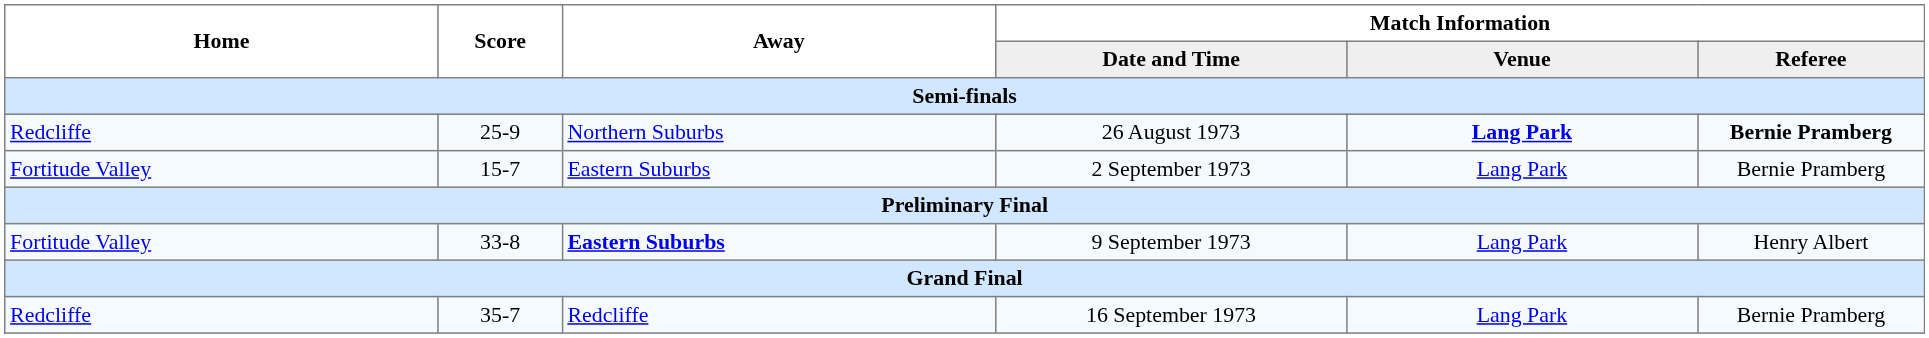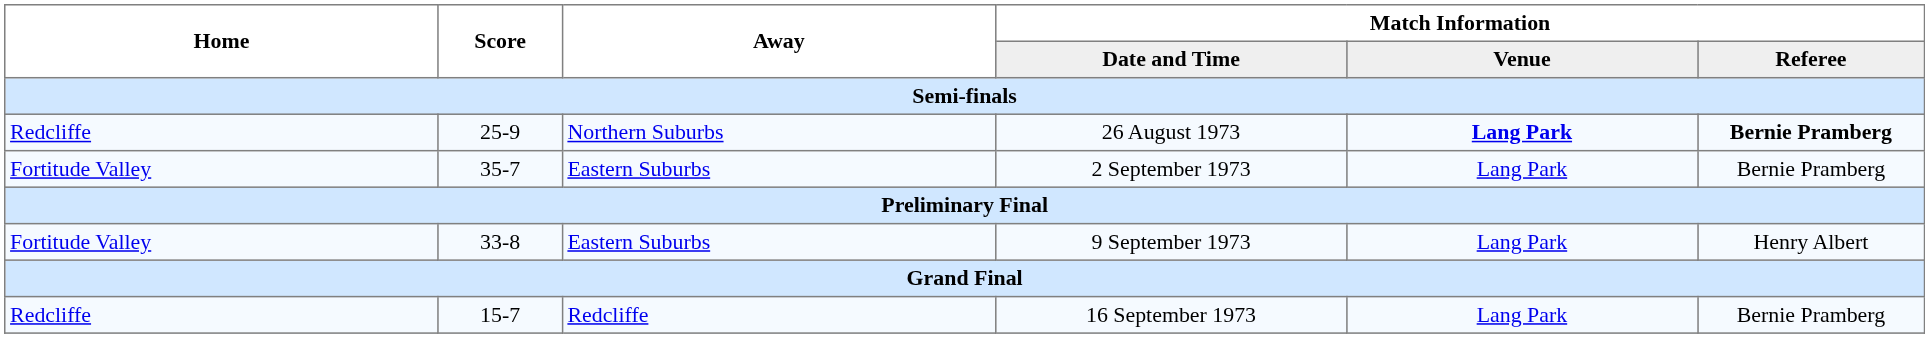(500, 168) 15-7 -> (500, 168) 35-7
(646, 241) bold -> (639, 241) normal
(500, 314) 35-7 -> (500, 314) 15-7
